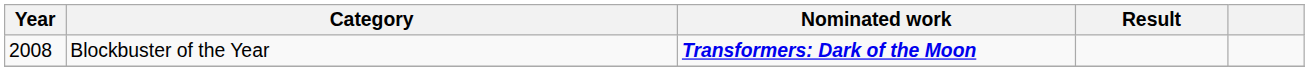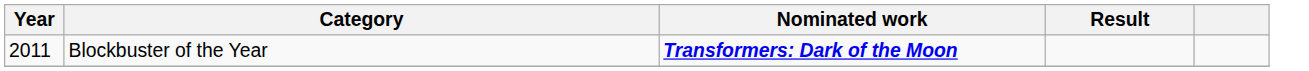(31, 50) 2008 -> (30, 50) 2011
